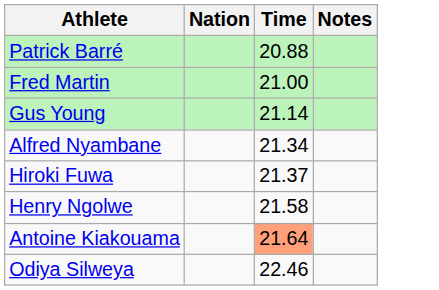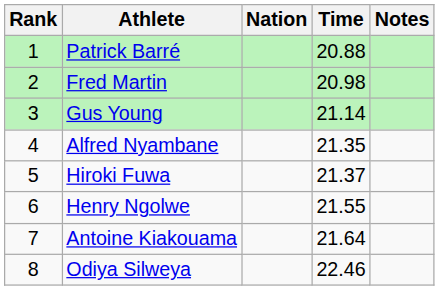+ column: (33, 20)
(284, 82) 21.00 -> (341, 82) 20.98
(284, 144) 21.34 -> (341, 144) 21.35
(284, 207) 21.58 -> (341, 207) 21.55
(284, 238) lightsalmon background -> (341, 238) no background
